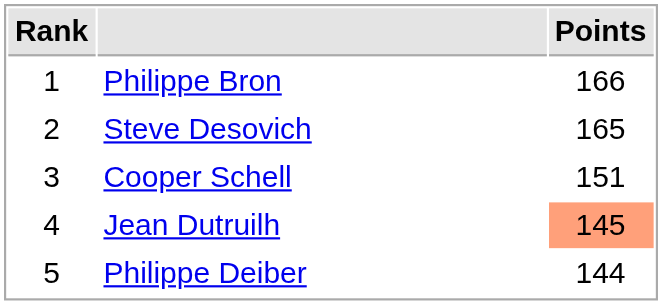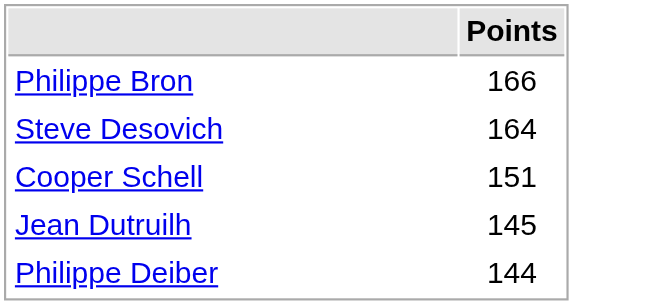- column: (52, 31)
(601, 129) 165 -> (512, 129) 164
(601, 225) lightsalmon background -> (512, 225) no background
